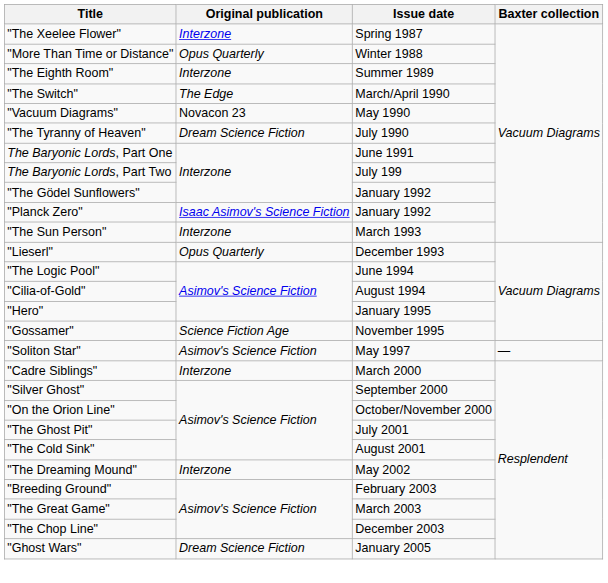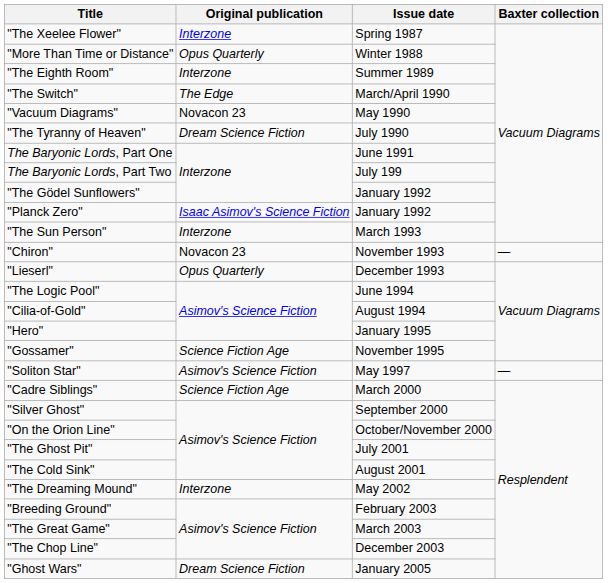+ row: (30, 251)
(205, 370) Interzone -> (234, 390) Science Fiction Age
